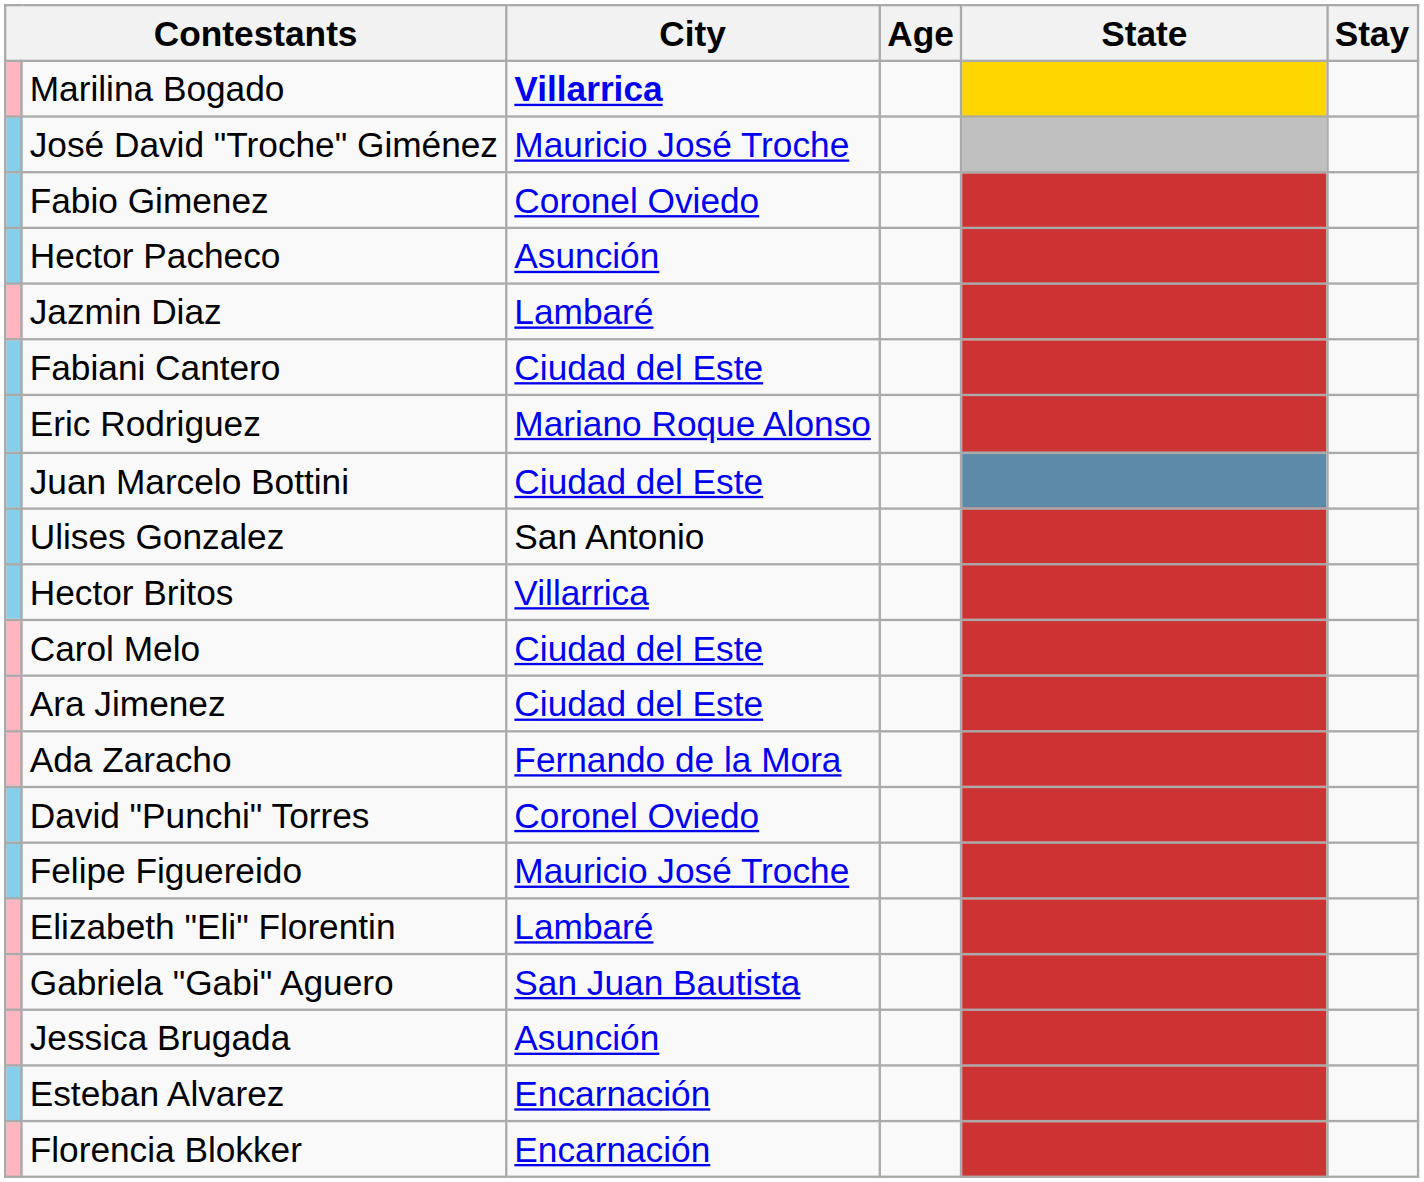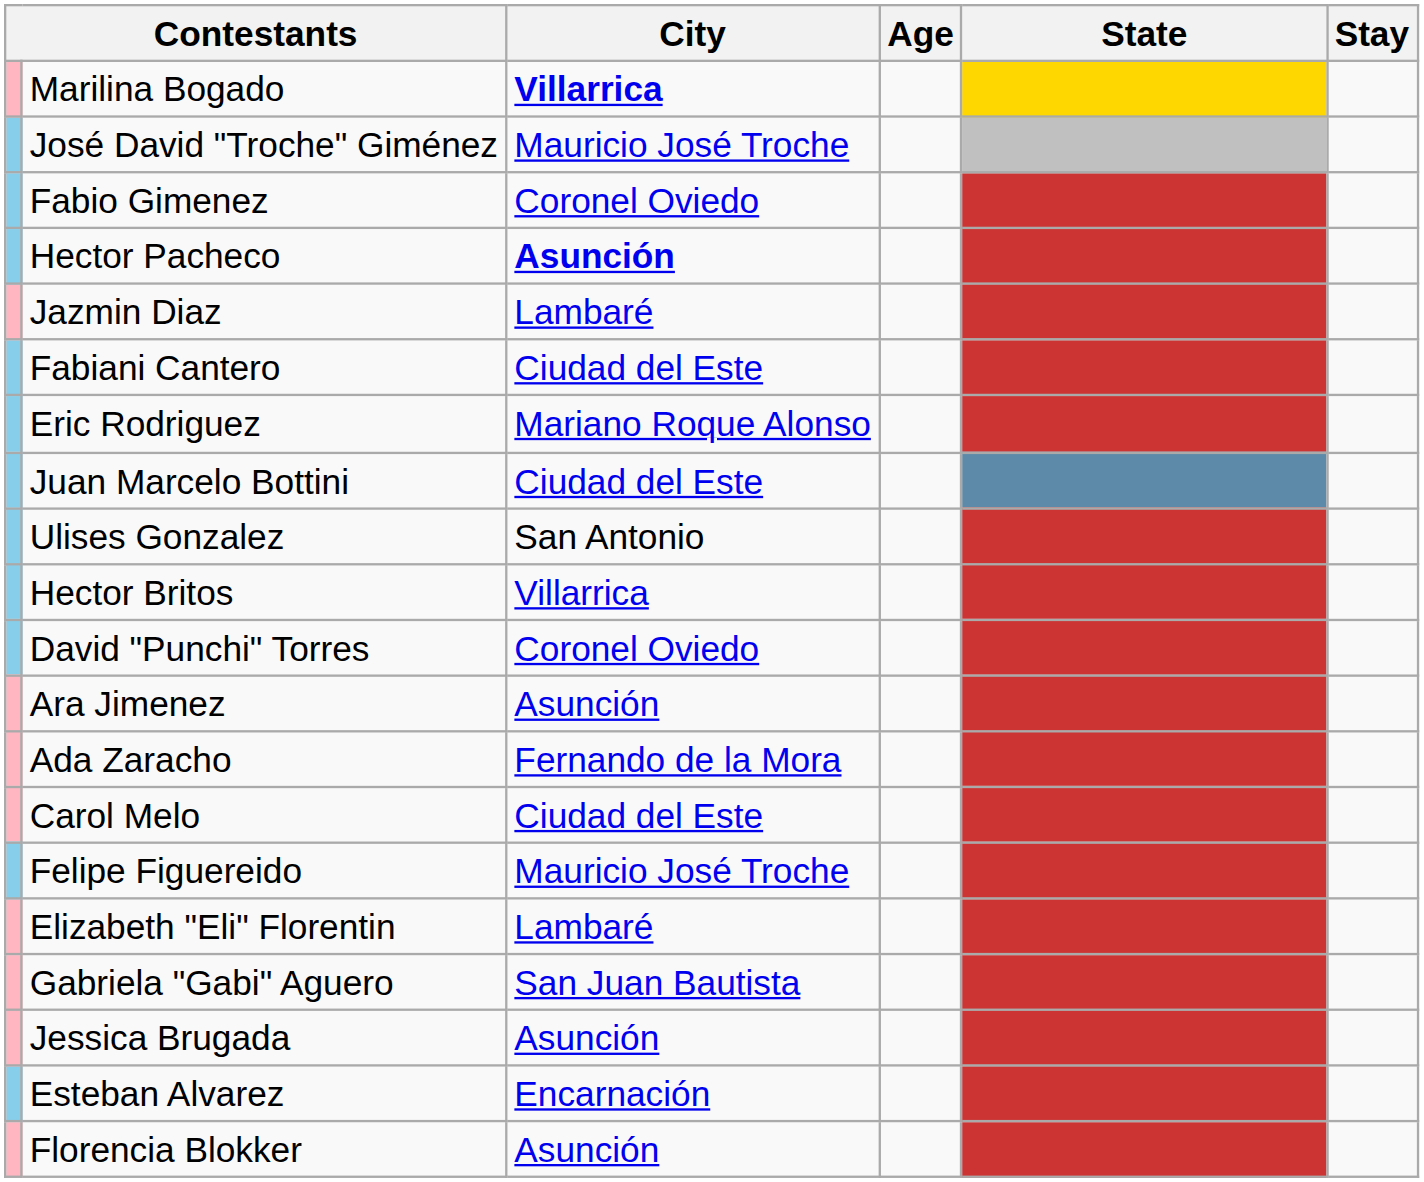(587, 257) normal -> (595, 257) bold
rows swapped: (200, 815) <-> (115, 647)
(639, 703) Ciudad del Este -> (587, 703) Asunción
(612, 1150) Encarnación -> (587, 1150) Asunción
